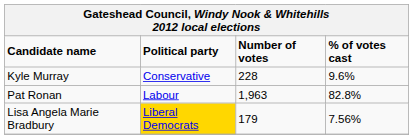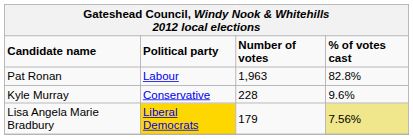rows swapped: (35, 94) <-> (38, 76)
(345, 119) no background -> (345, 119) khaki background
